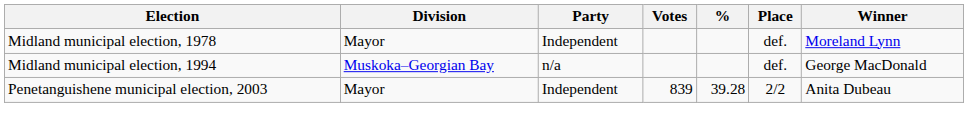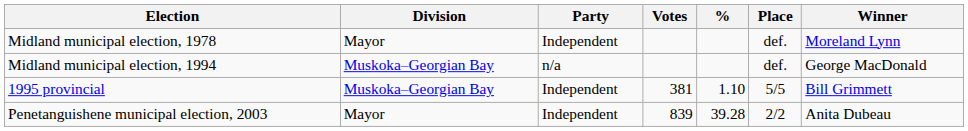+ row: (56, 89)
